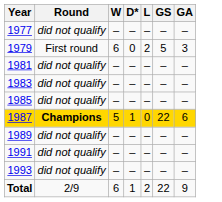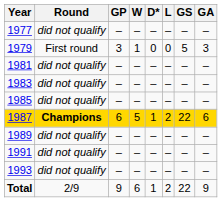+ column: (119, 13)
(116, 48) 6 -> (137, 48) 1
(147, 48) 2 -> (168, 48) 0
(147, 118) 0 -> (168, 118) 2
